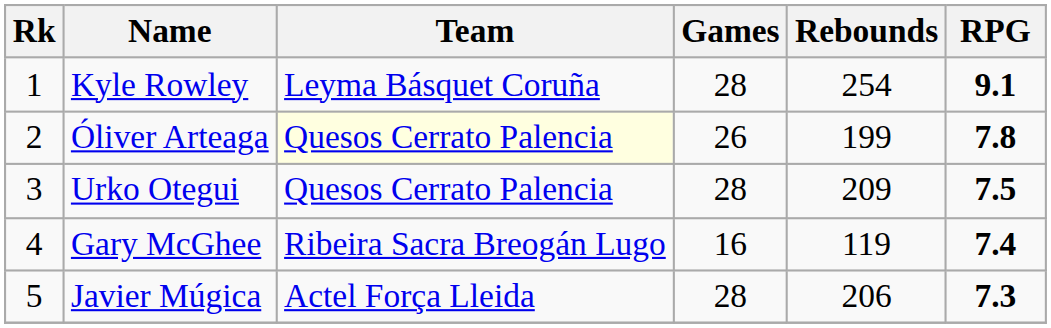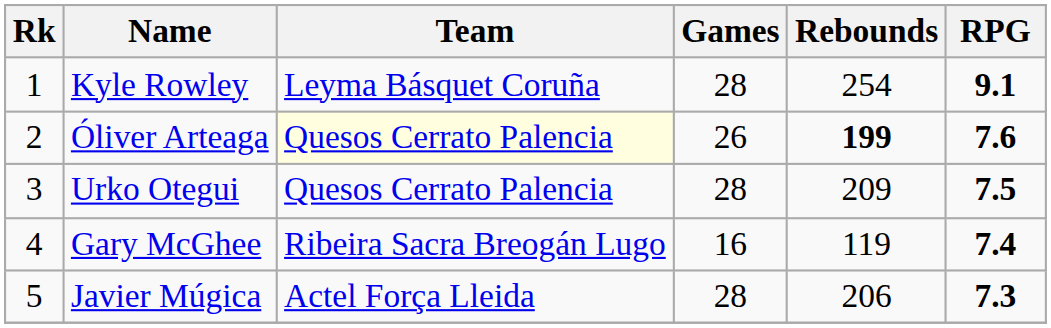(867, 137) normal -> (867, 137) bold
(995, 137) 7.8 -> (995, 137) 7.6
